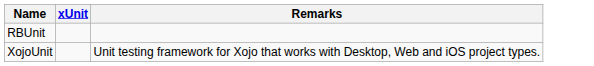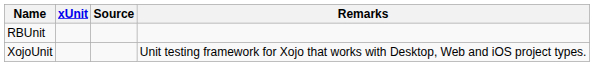+ column: (114, 14)
